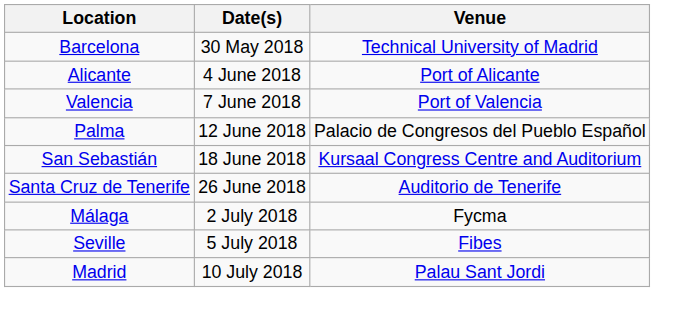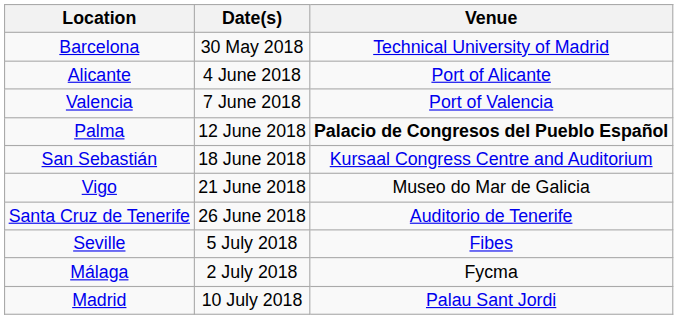(480, 131) normal -> (491, 131) bold
+ row: (99, 187)
rows swapped: (99, 215) <-> (99, 243)
